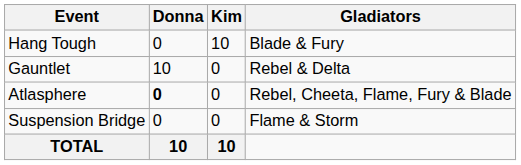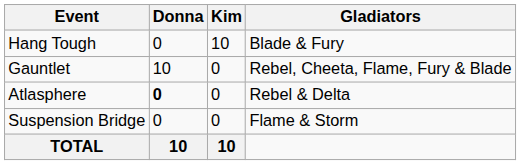(300, 69) Rebel & Delta -> (381, 69) Rebel, Cheeta, Flame, Fury & Blade
(381, 95) Rebel, Cheeta, Flame, Fury & Blade -> (300, 95) Rebel & Delta
